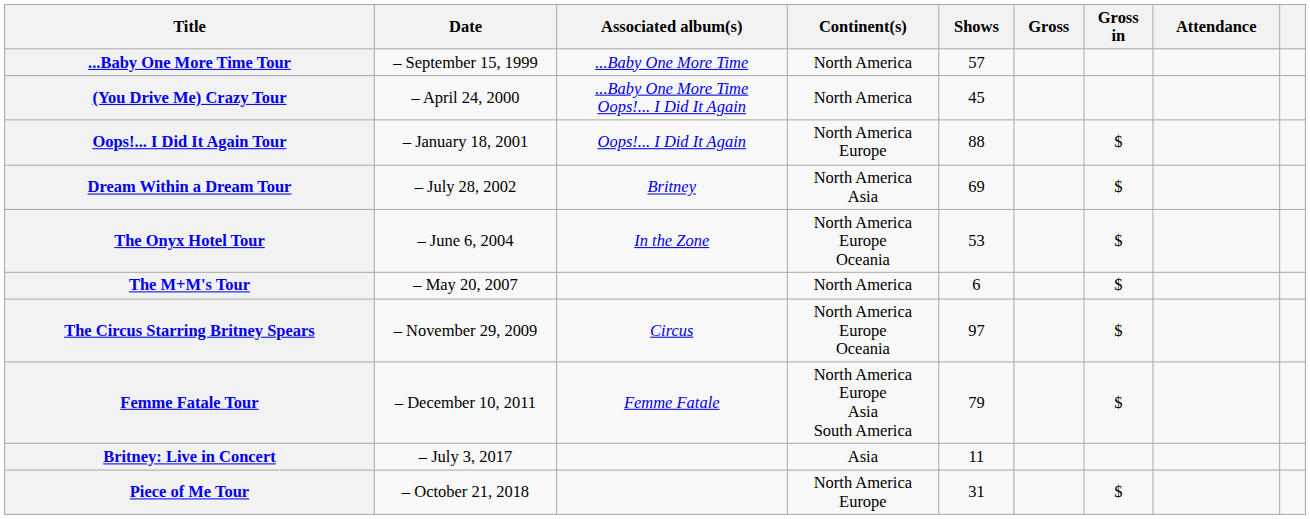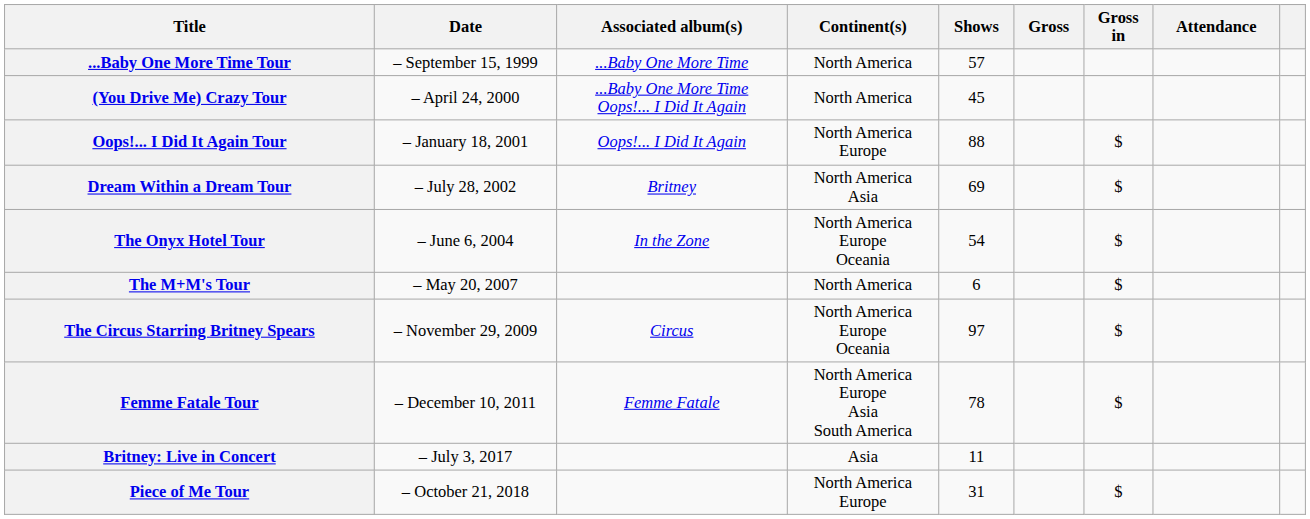(976, 240) 53 -> (976, 240) 54
(976, 402) 79 -> (976, 402) 78
